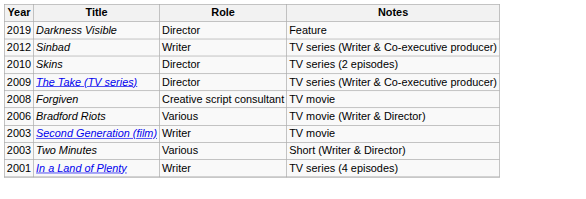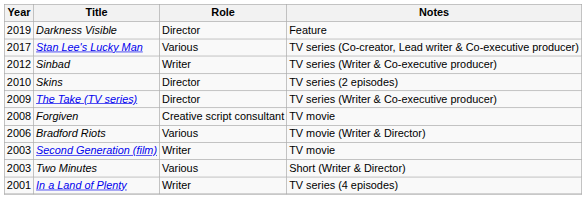+ row: (89, 47)
